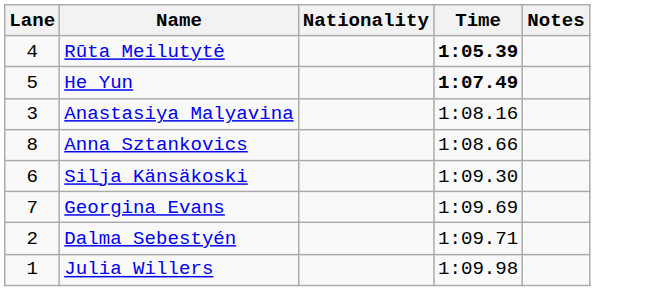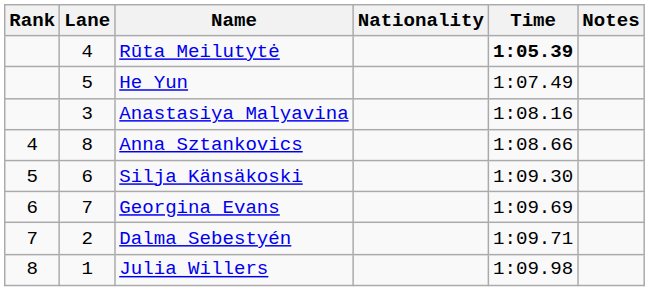+ column: (32, 20)
(478, 83) bold -> (533, 83) normal
